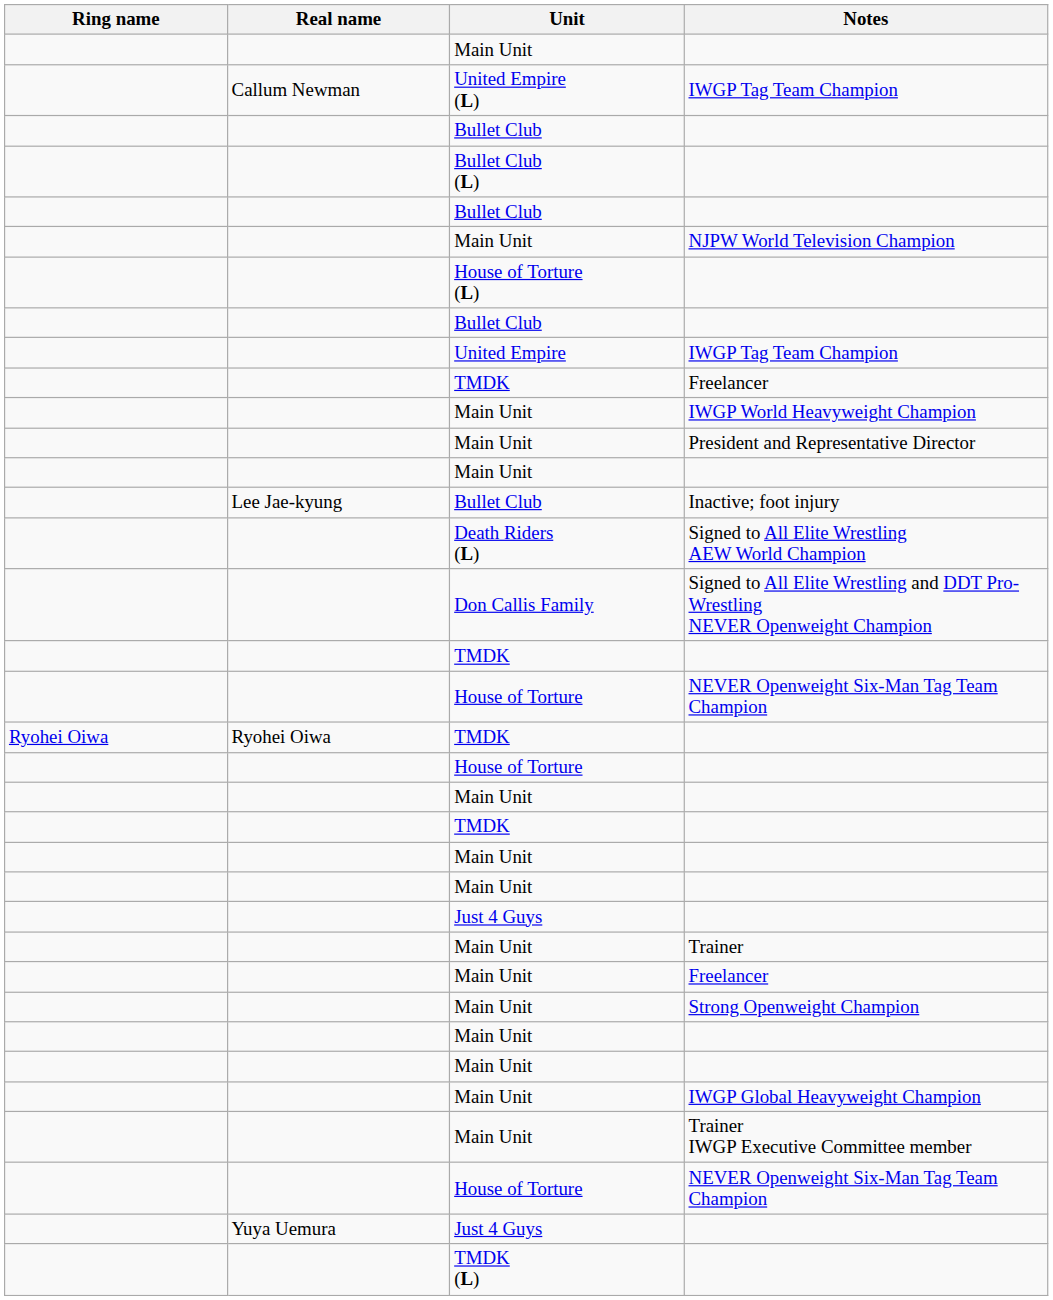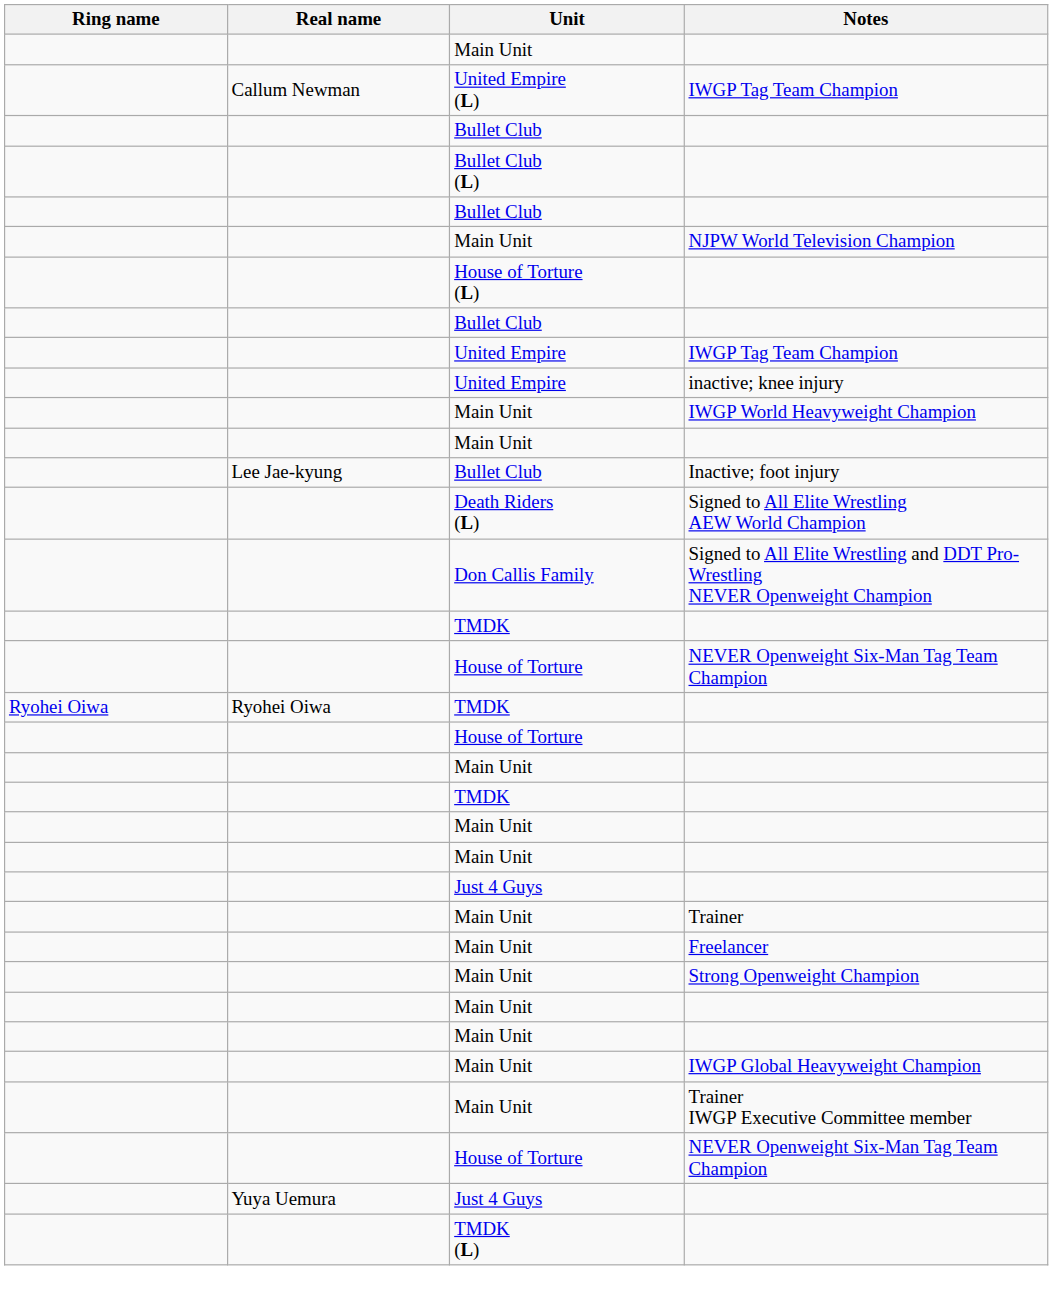- row: (482, 382)
+ row: (510, 382)
- row: (493, 442)
